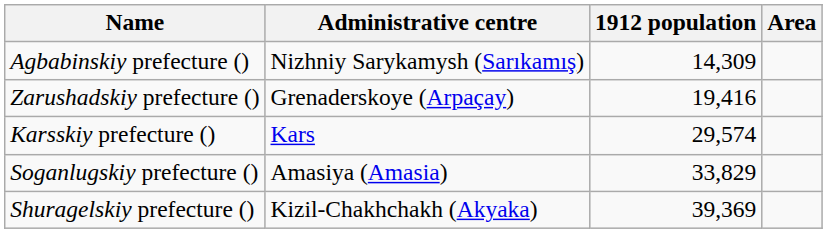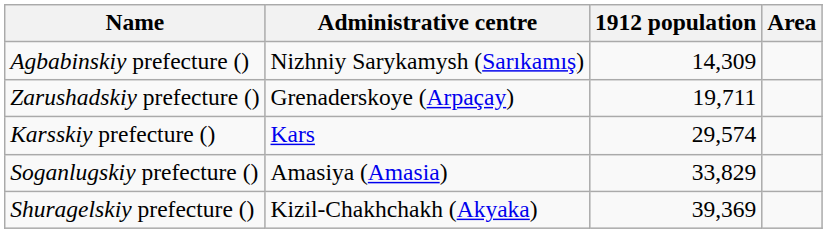(724, 97) 19,416 -> (724, 97) 19,711
